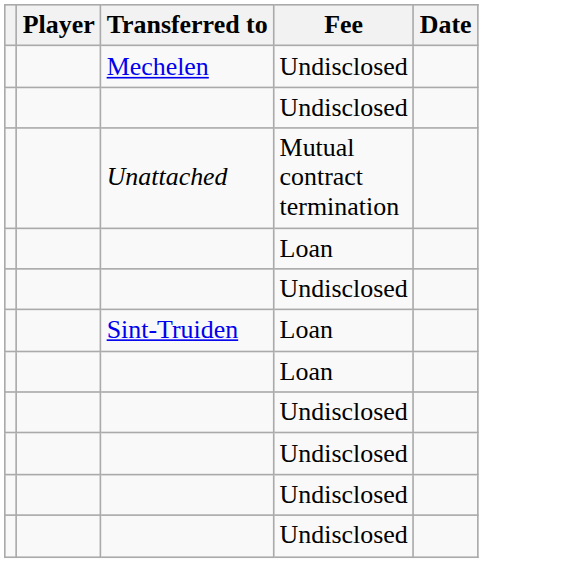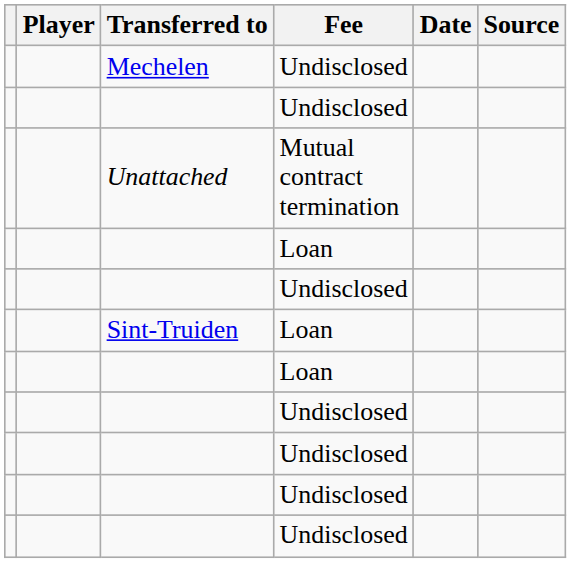+ column: (521, 25)
